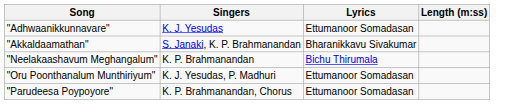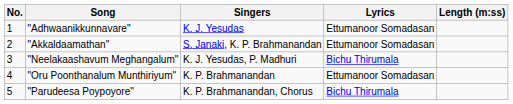+ column: (15, 12)
(361, 44) Bharanikkavu Sivakumar -> (380, 44) Ettumanoor Somadasan
(208, 60) K. P. Brahmanandan -> (240, 60) K. J. Yesudas, P. Madhuri
(219, 76) K. J. Yesudas, P. Madhuri -> (229, 76) K. P. Brahmanandan
(359, 92) Ettumanoor Somadasan -> (362, 92) Bichu Thirumala
